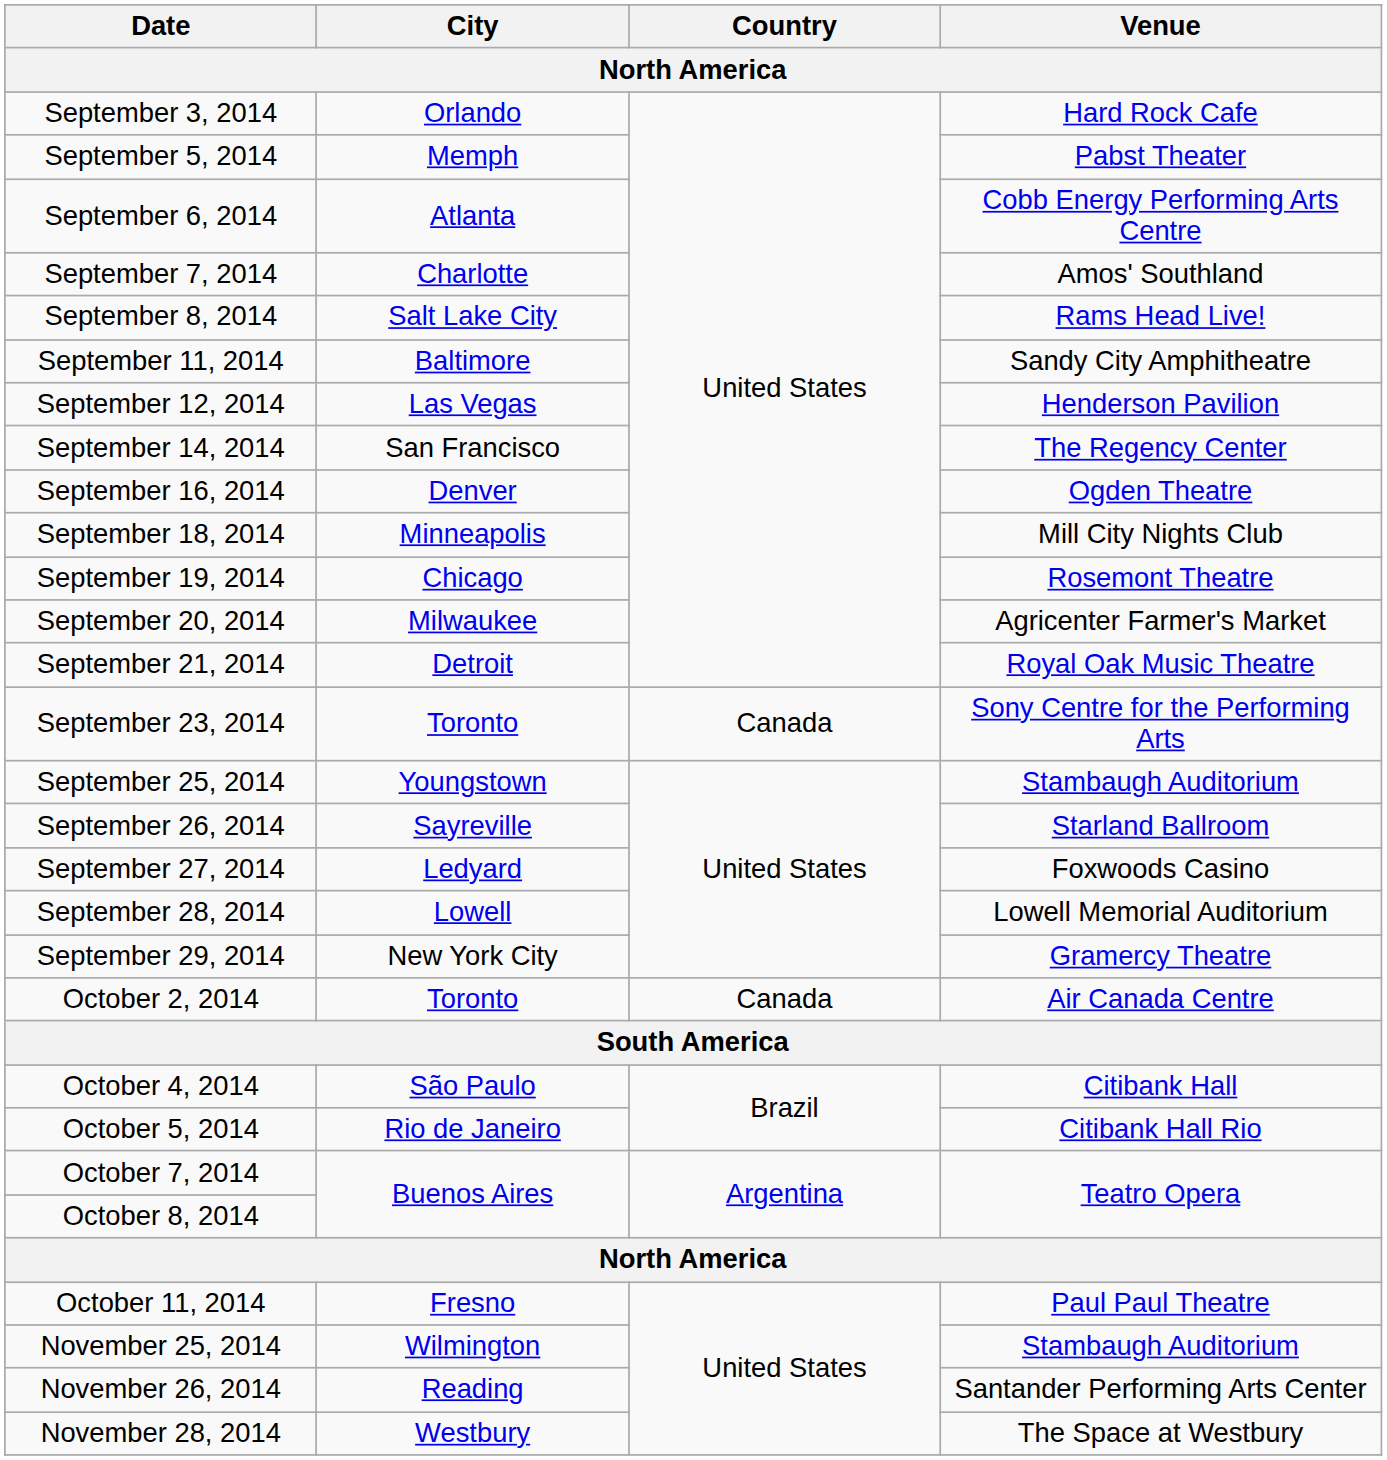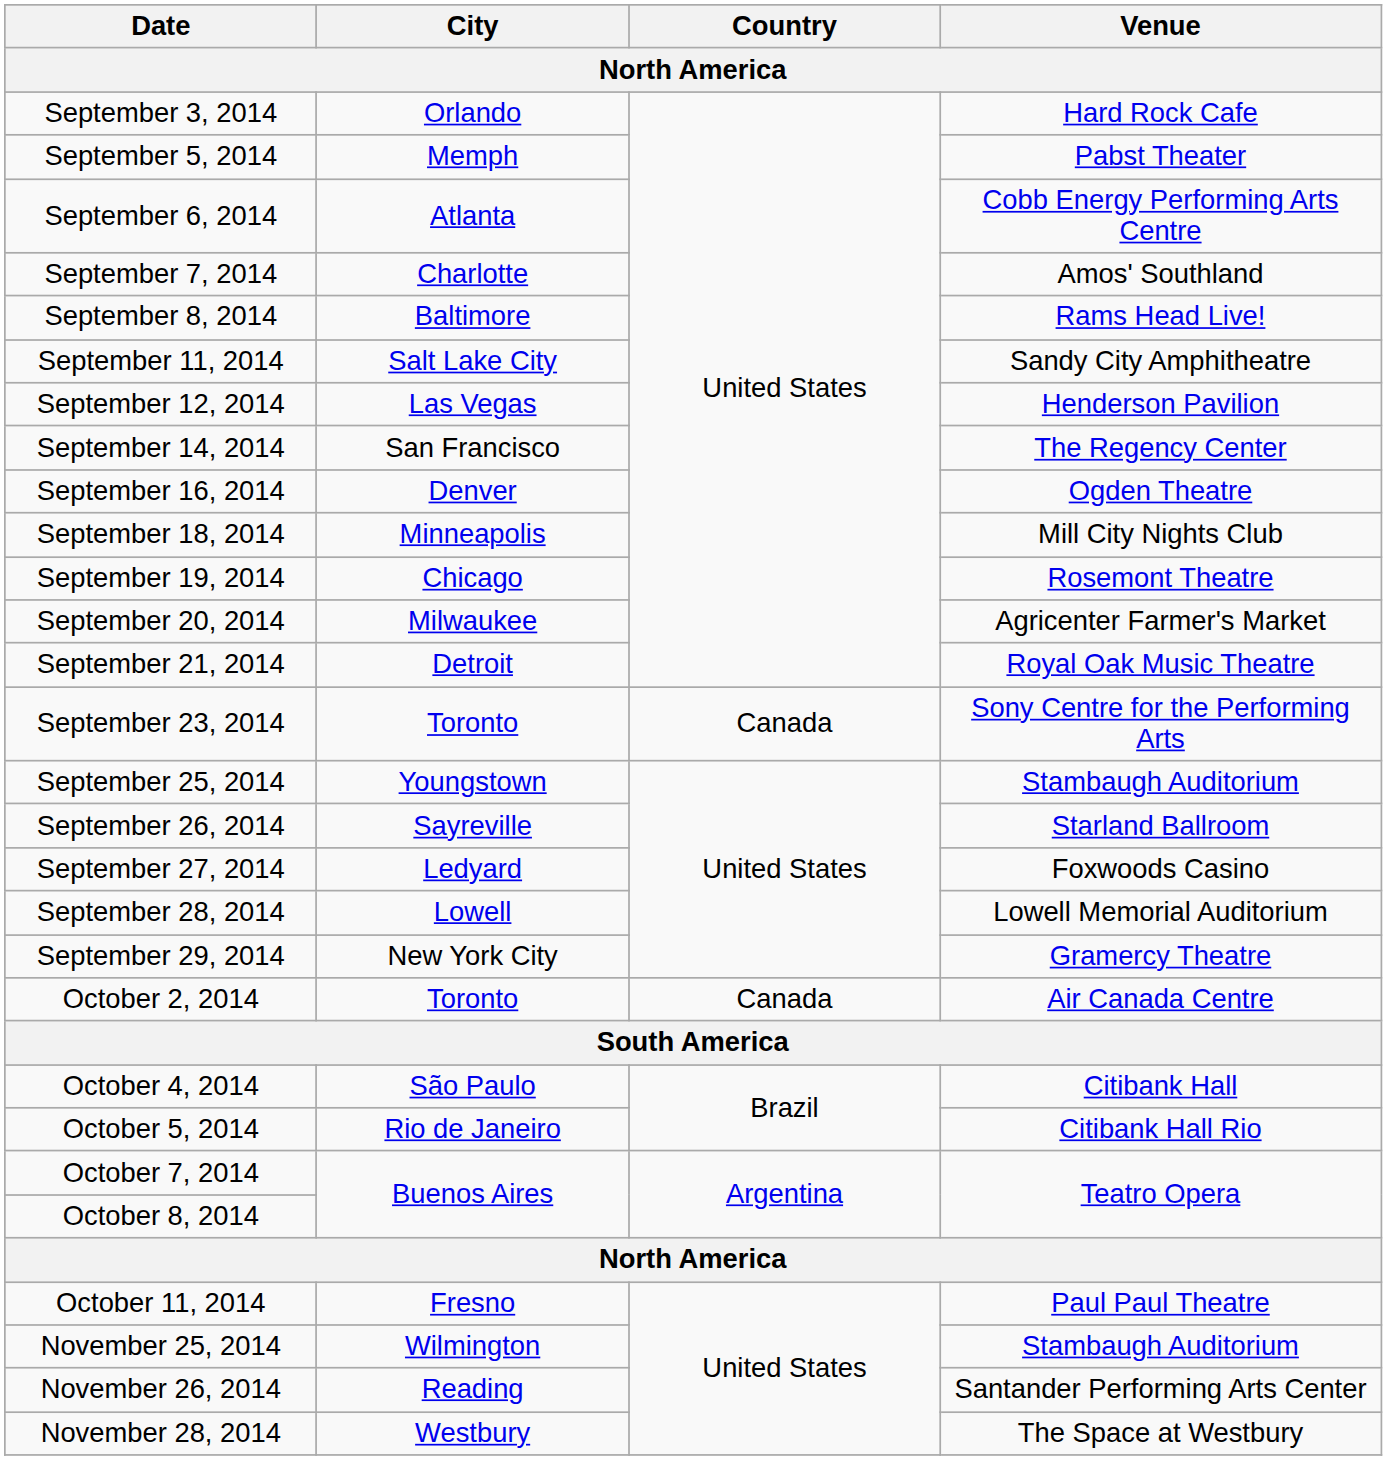(473, 317) Salt Lake City -> (473, 317) Baltimore
(473, 360) Baltimore -> (473, 360) Salt Lake City
